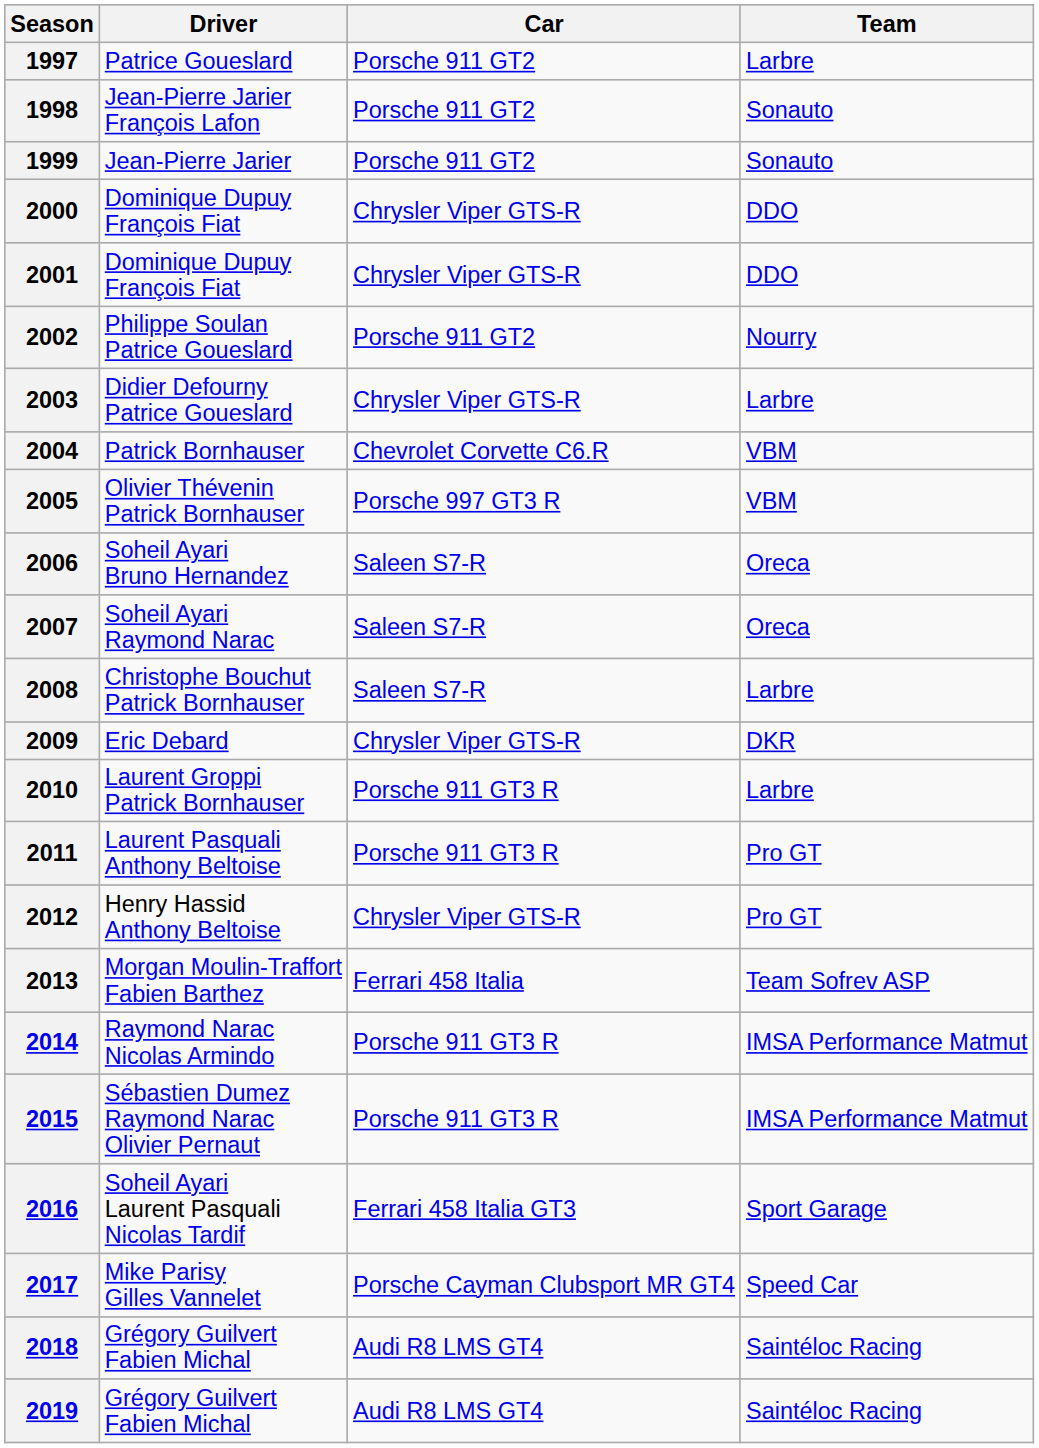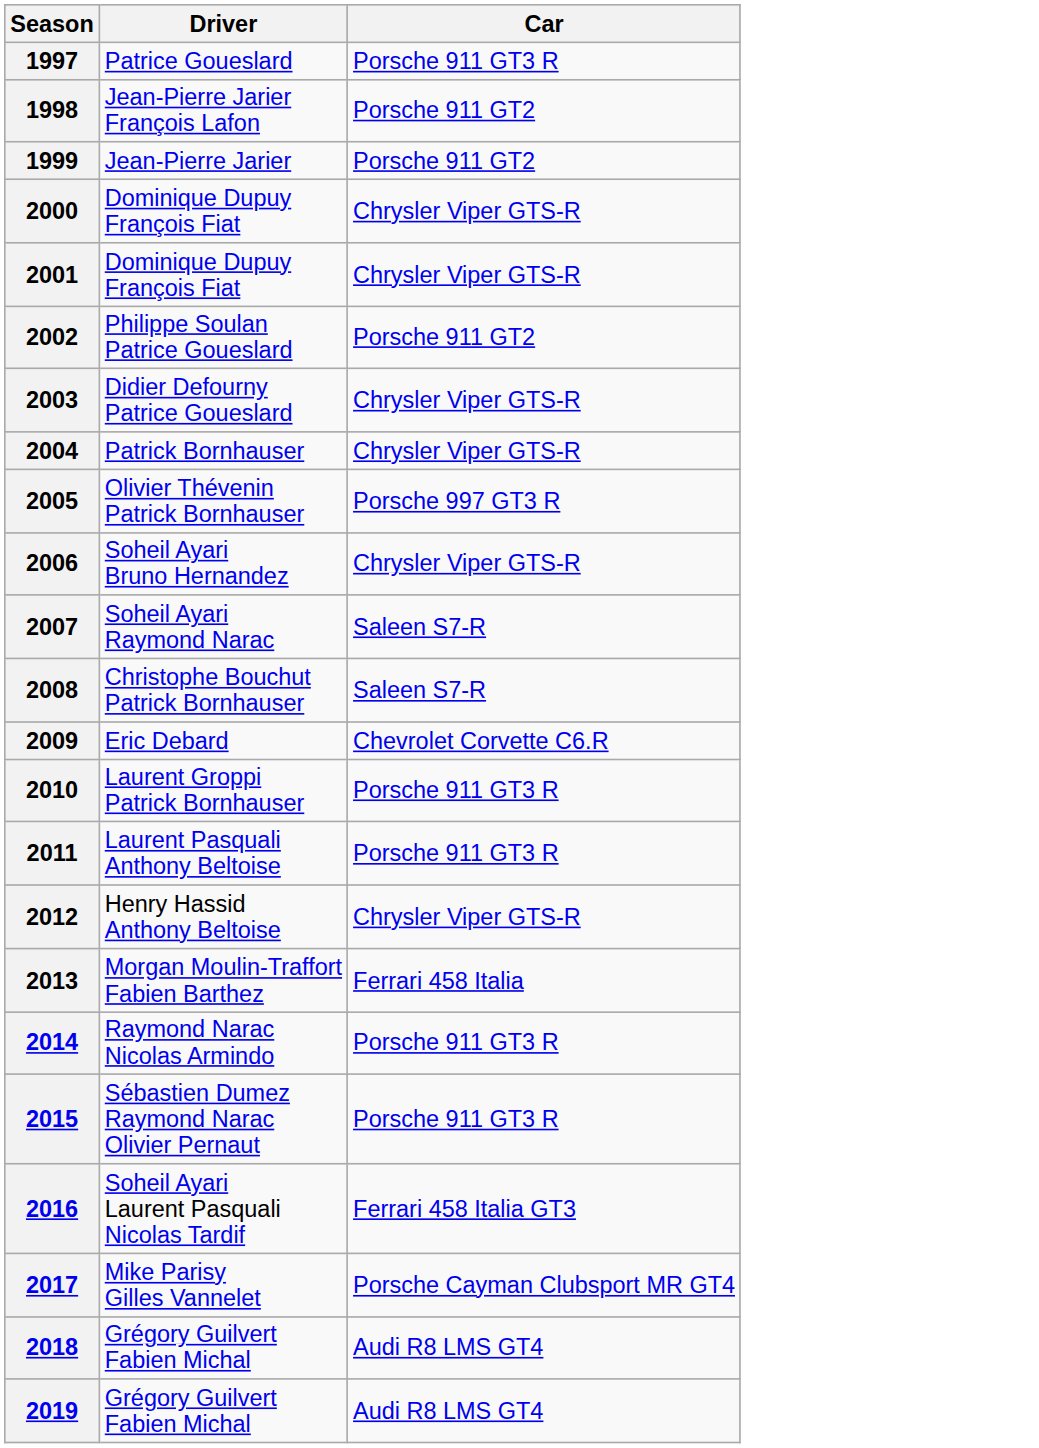- column: (887, 24)
(444, 61) Porsche 911 GT2 -> (456, 61) Porsche 911 GT3 R
(481, 451) Chevrolet Corvette C6.R -> (467, 451) Chrysler Viper GTS-R
(420, 564) Saleen S7-R -> (467, 564) Chrysler Viper GTS-R
(467, 741) Chrysler Viper GTS-R -> (481, 741) Chevrolet Corvette C6.R
